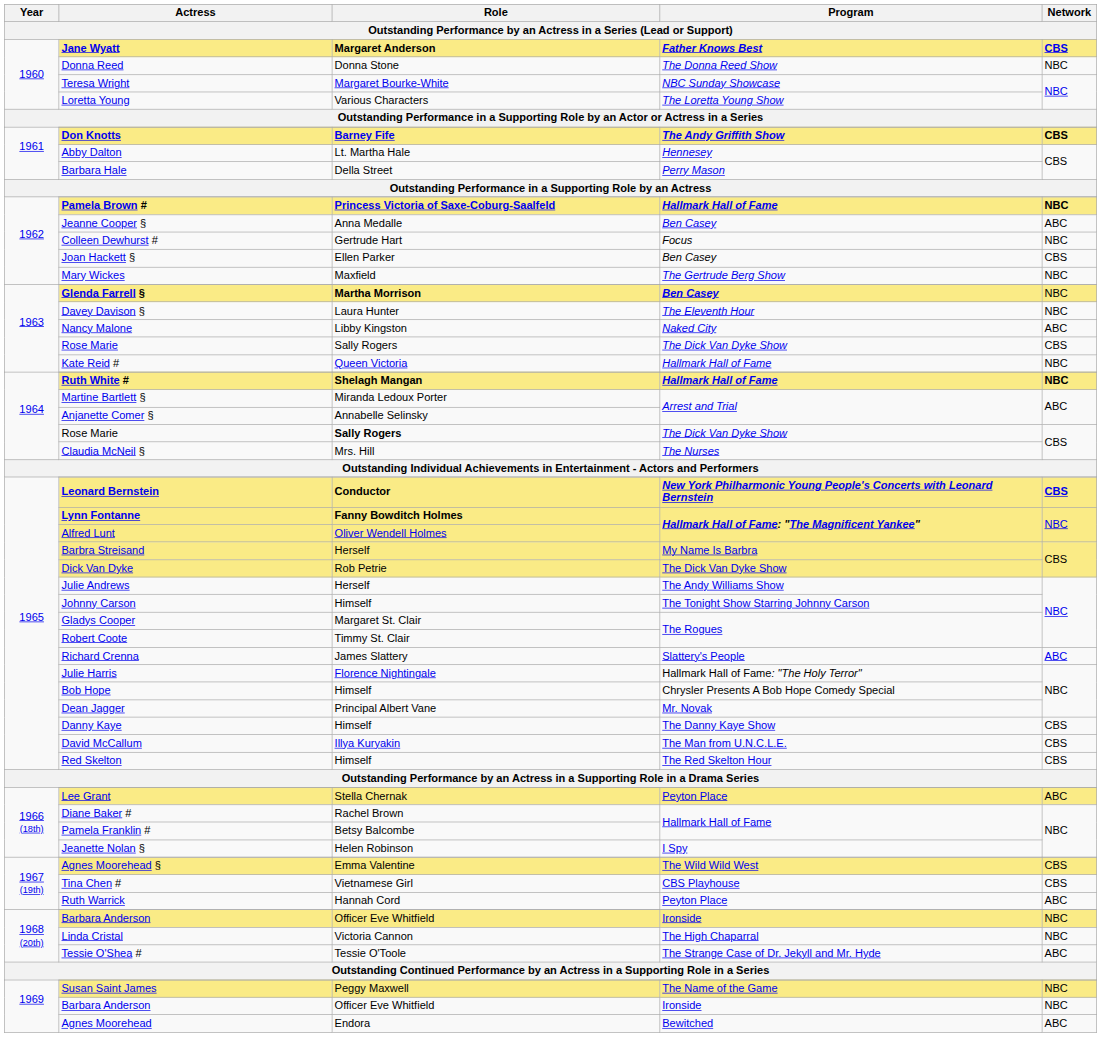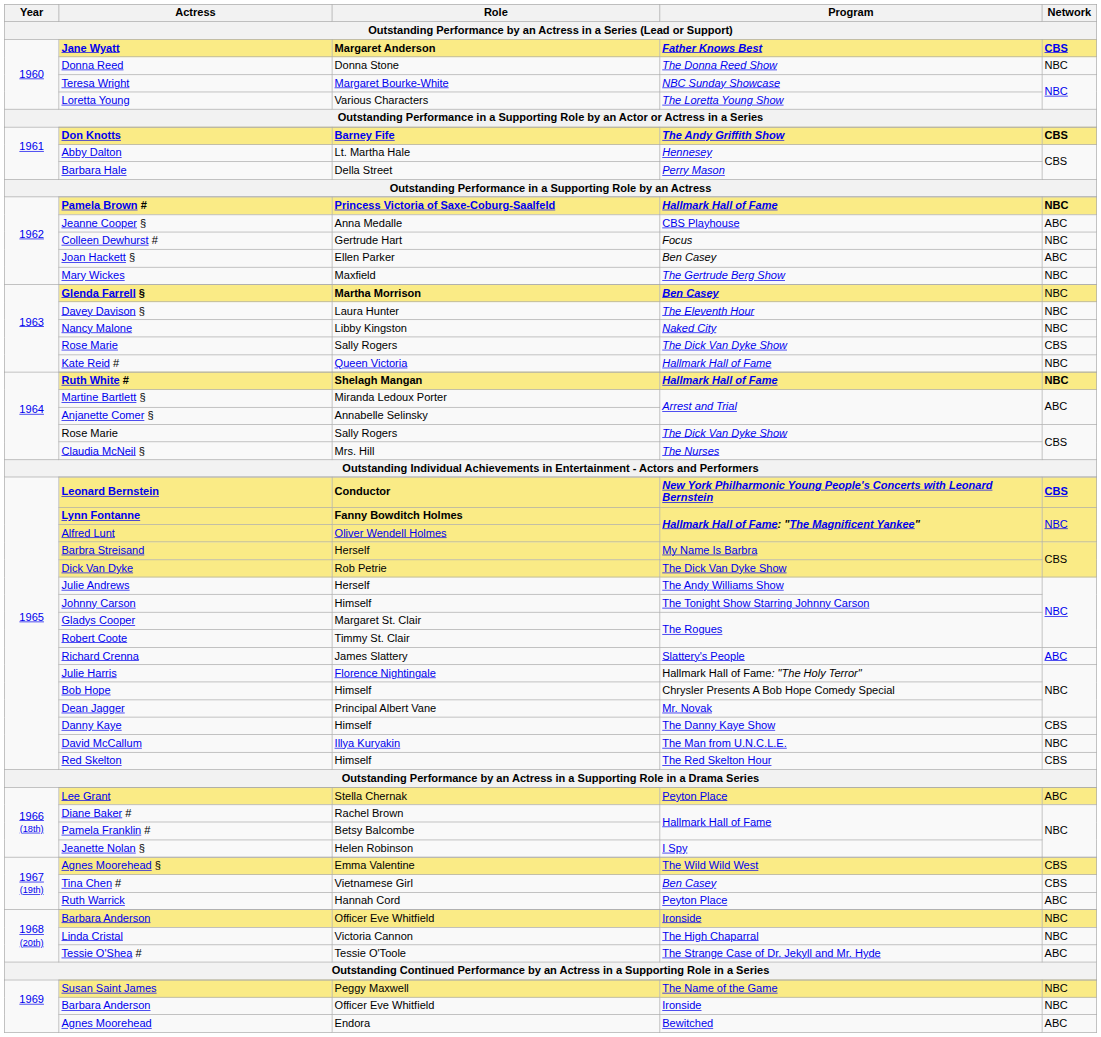(689, 223) Ben Casey -> (701, 223) CBS Playhouse
(1056, 258) CBS -> (1056, 258) ABC
(1056, 328) ABC -> (1056, 328) NBC
(368, 433) bold -> (366, 433) normal
(1056, 743) CBS -> (1056, 743) NBC
(701, 883) CBS Playhouse -> (689, 883) Ben Casey
